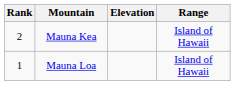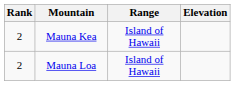columns swapped: (132, 13) <-> (193, 13)
(20, 65) 1 -> (20, 65) 2
